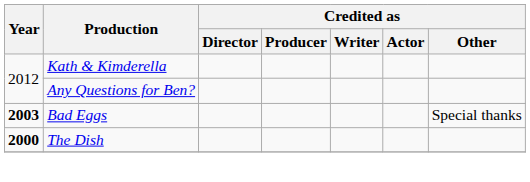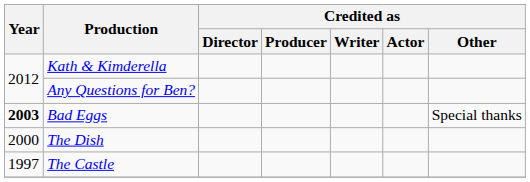(24, 139) bold -> (24, 139) normal
+ row: (81, 164)
